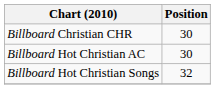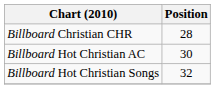(186, 34) 30 -> (186, 34) 28
